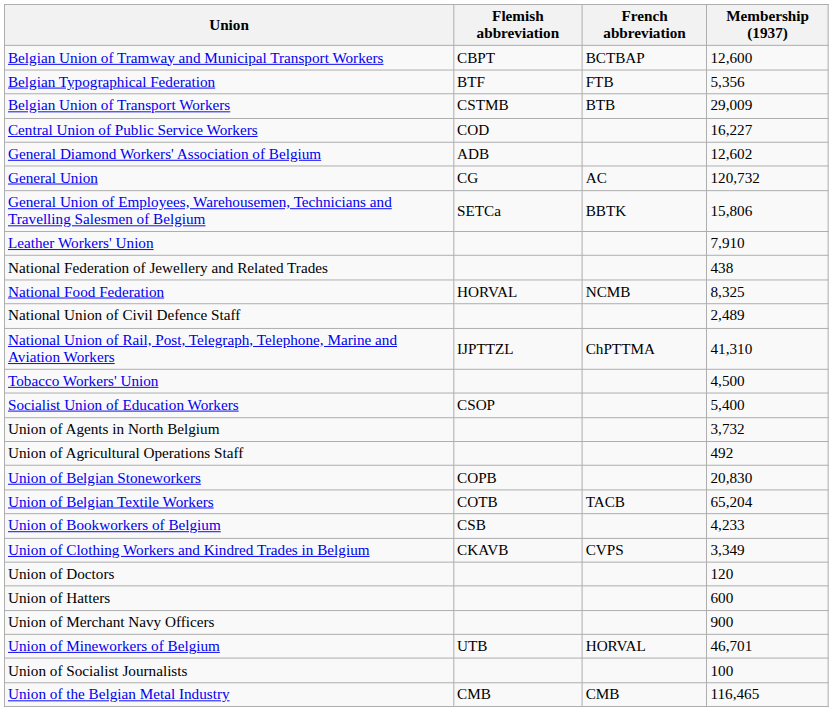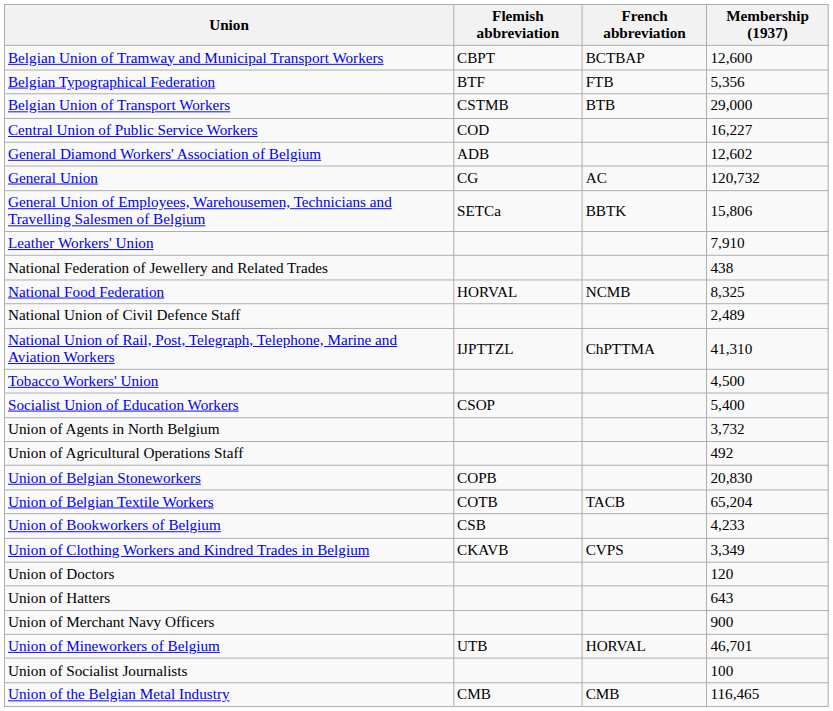(731, 105) 29,009 -> (731, 105) 29,000
(722, 598) 600 -> (722, 598) 643
